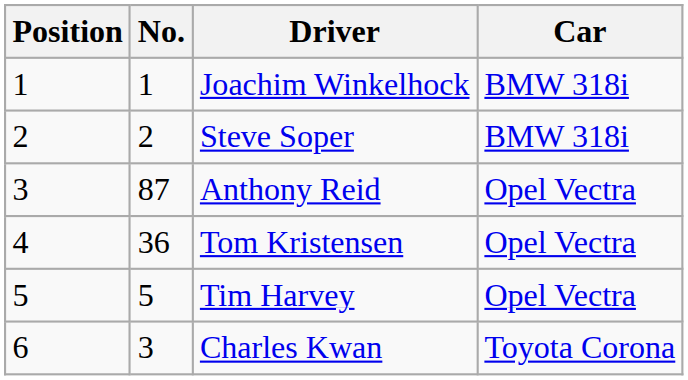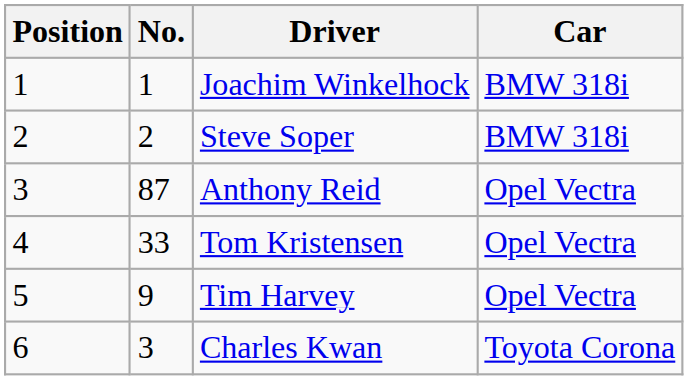(154, 242) 36 -> (154, 242) 33
(146, 295) 5 -> (146, 295) 9
